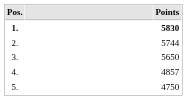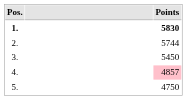(170, 57) 5650 -> (170, 57) 5450
(170, 72) no background -> (170, 72) pink background
